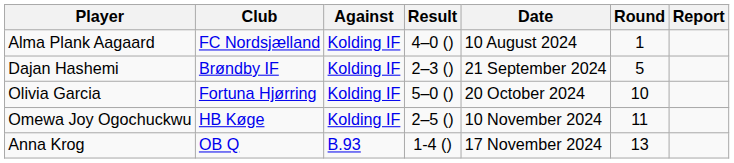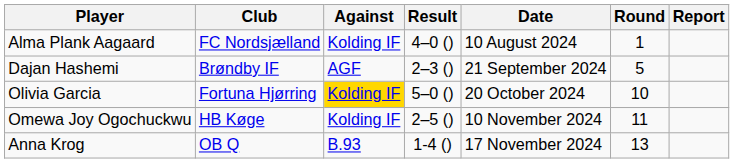(364, 68) Kolding IF -> (344, 68) AGF
(364, 94) no background -> (364, 94) gold background
